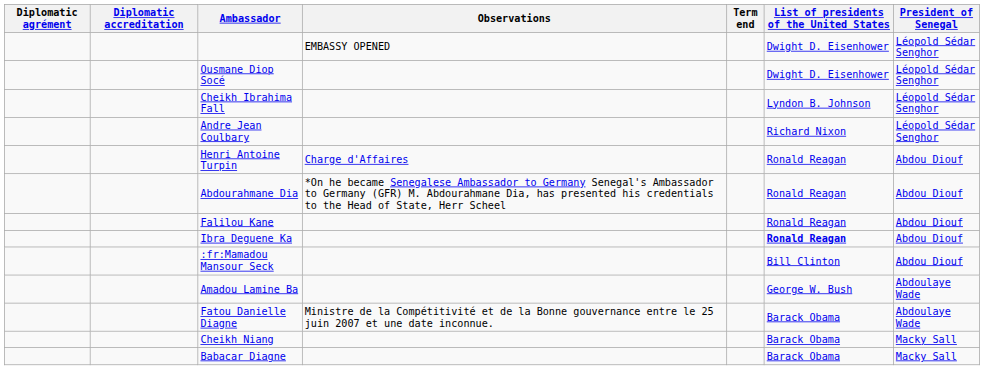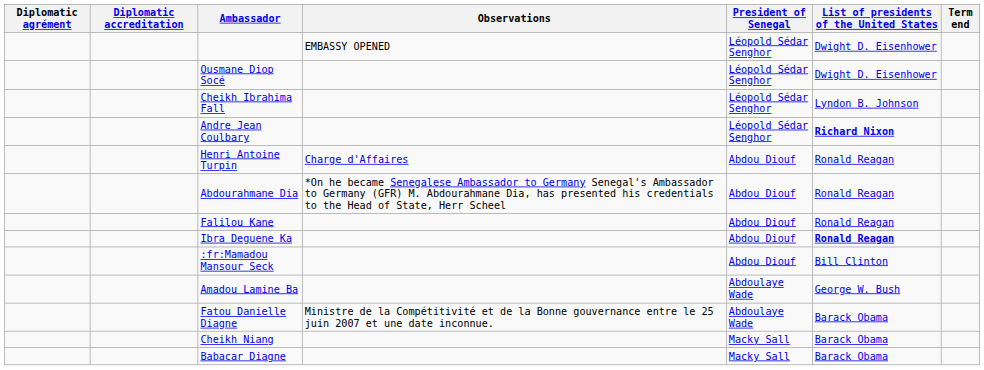columns swapped: (936, 19) <-> (745, 19)
(806, 131) normal -> (854, 131) bold
